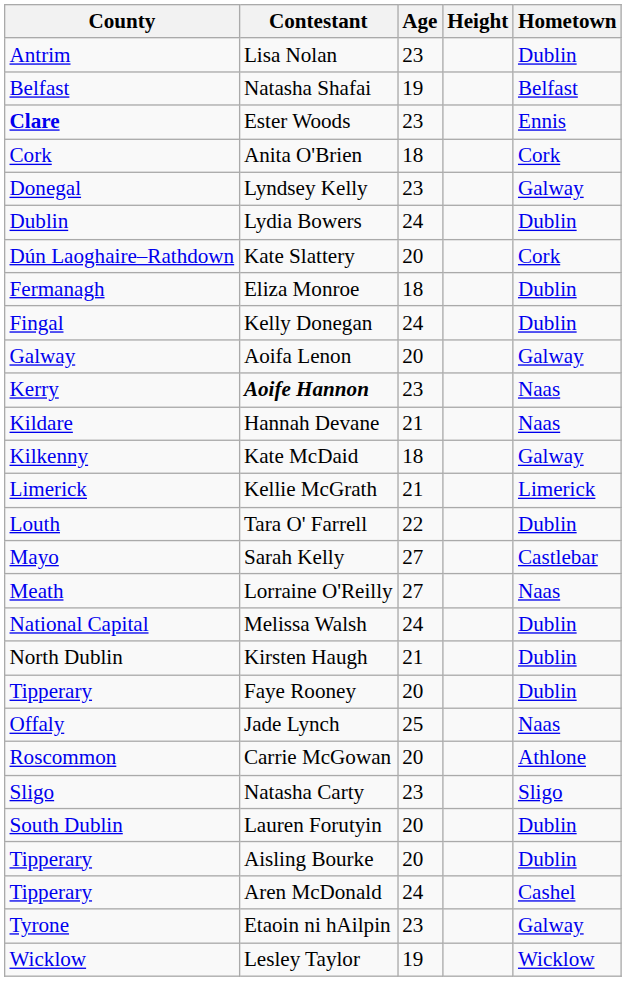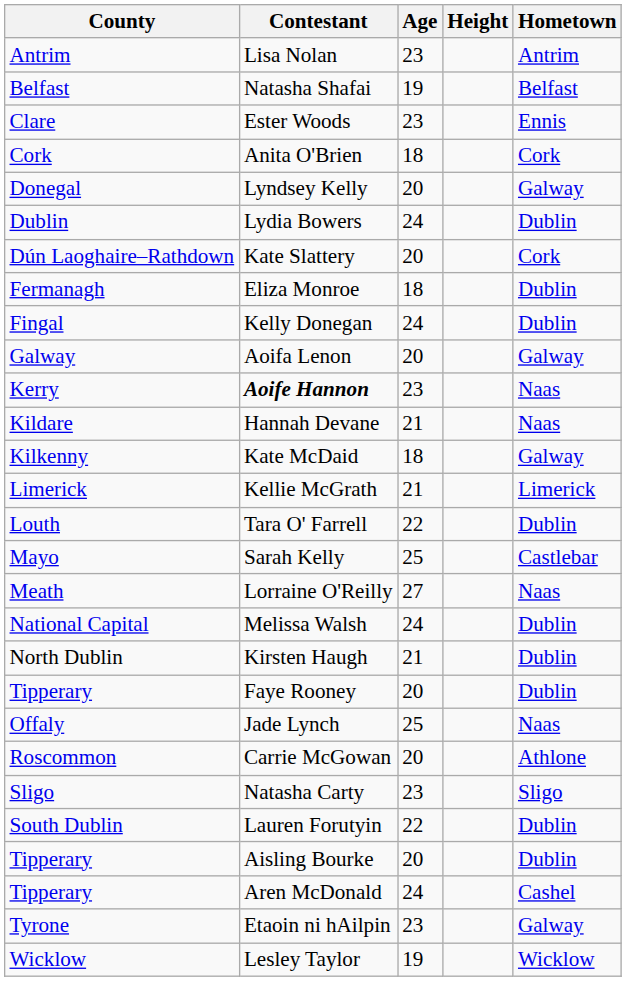(547, 54) Dublin -> (548, 54) Antrim
(35, 121) bold -> (32, 121) normal
(413, 188) 23 -> (413, 188) 20
(413, 557) 27 -> (413, 557) 25
(413, 825) 20 -> (413, 825) 22
